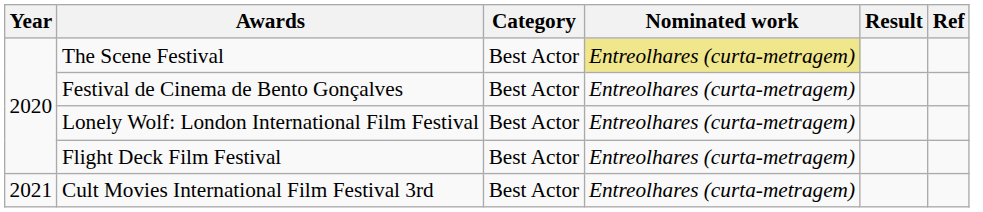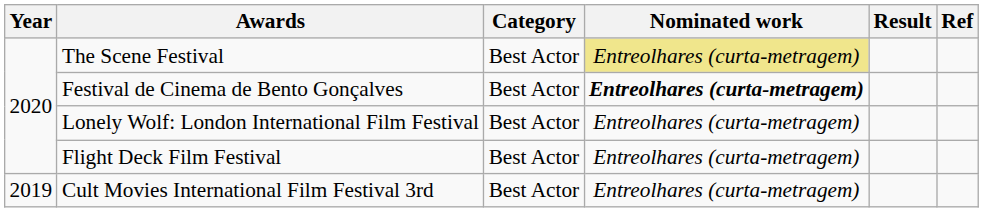(722, 88) normal -> (726, 88) bold
(31, 190) 2021 -> (31, 190) 2019
